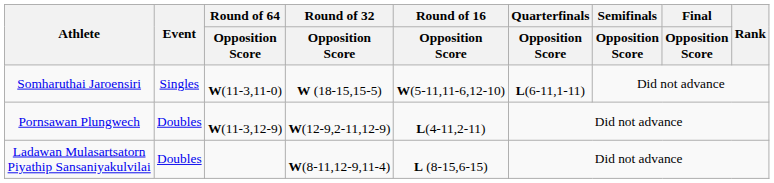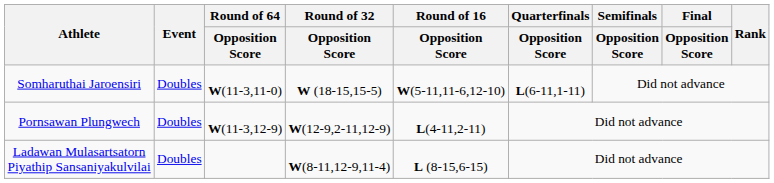(179, 83) Singles -> (179, 83) Doubles
